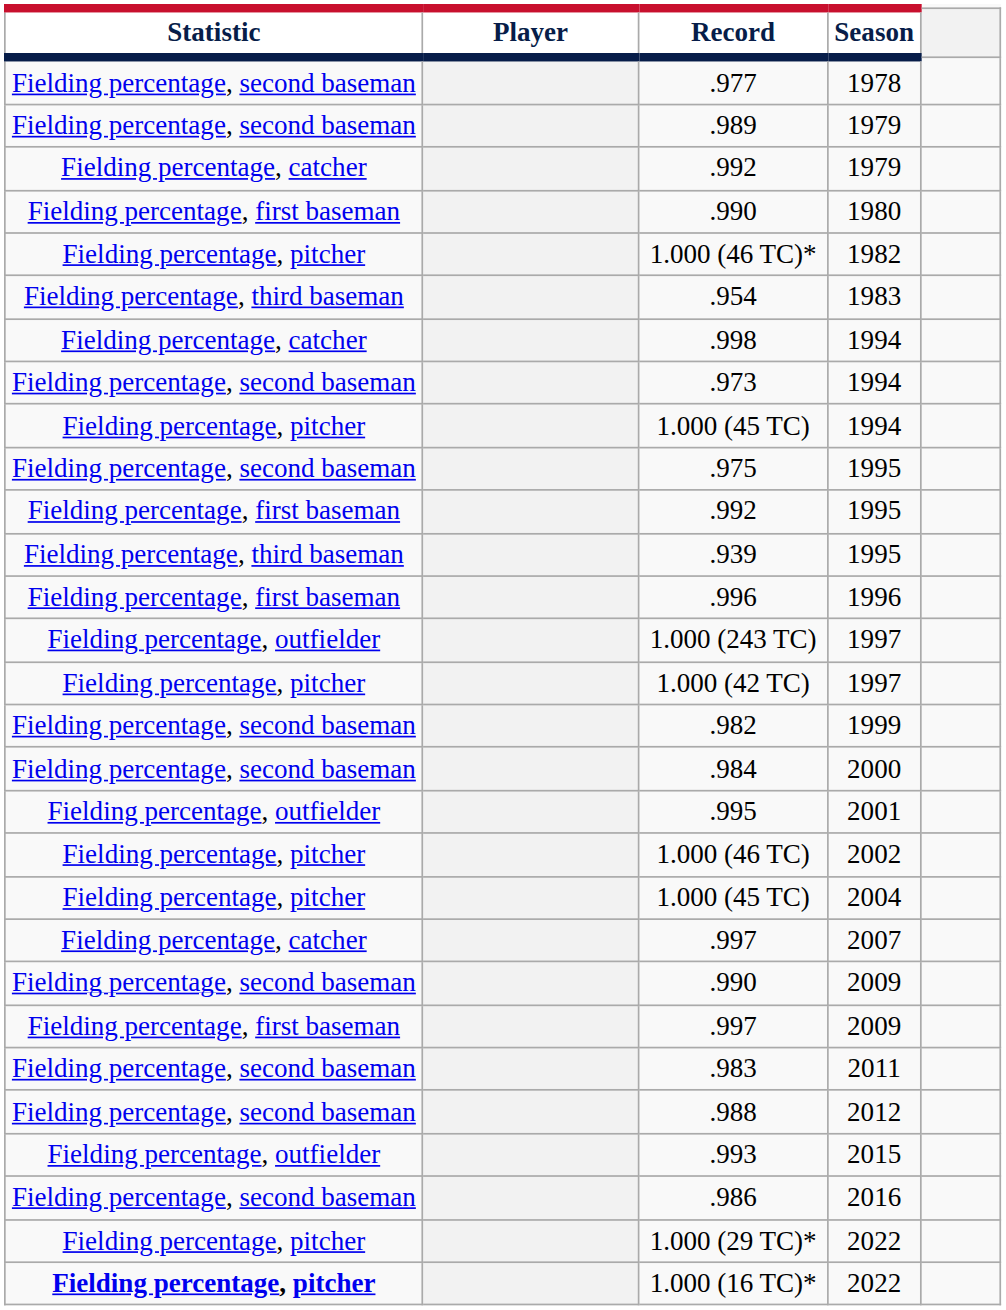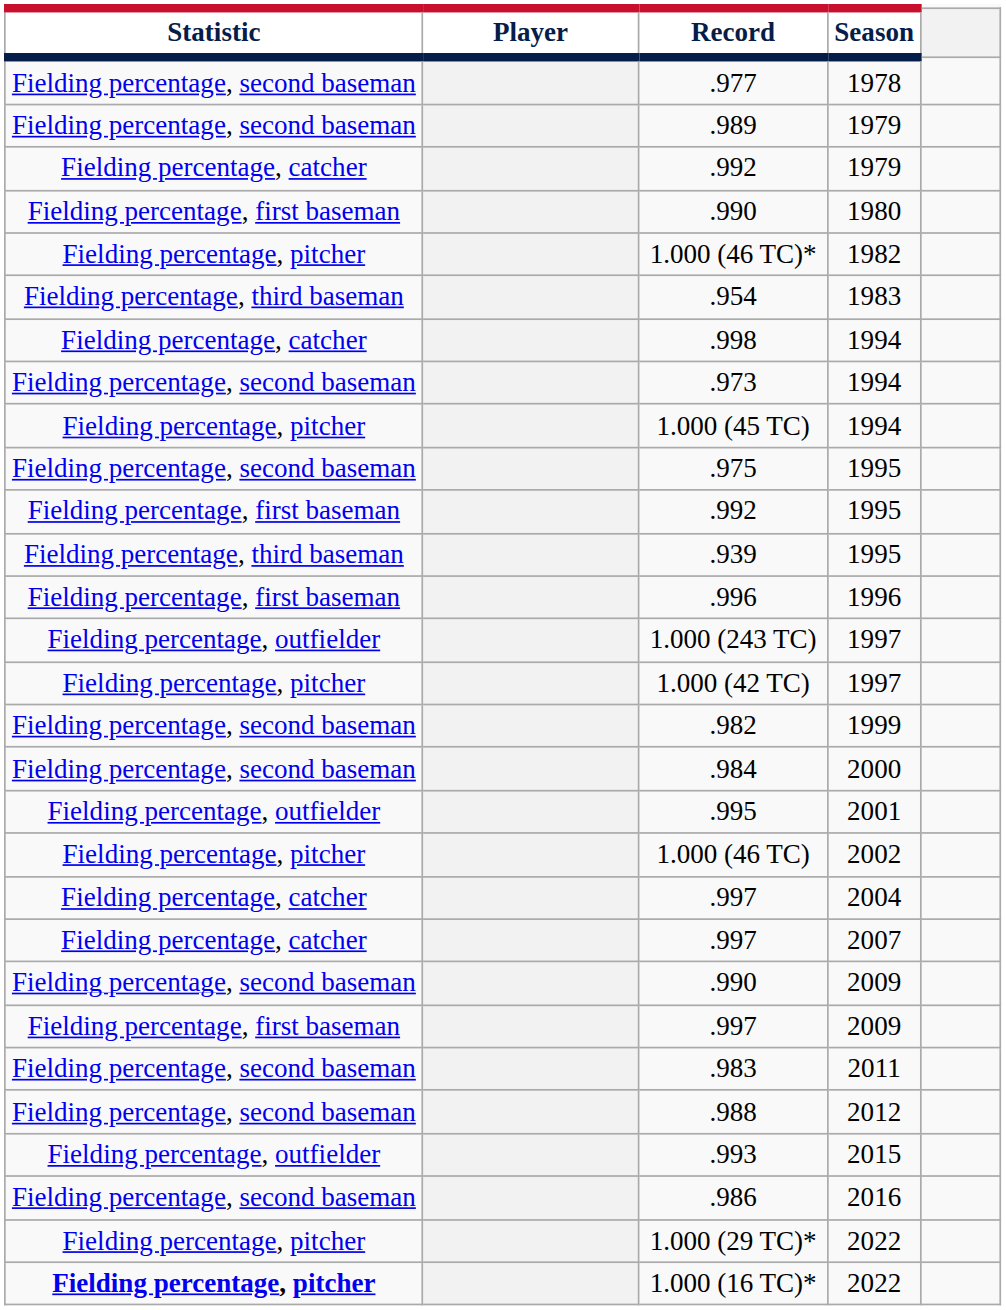- row: (733, 897)
+ row: (733, 897)
